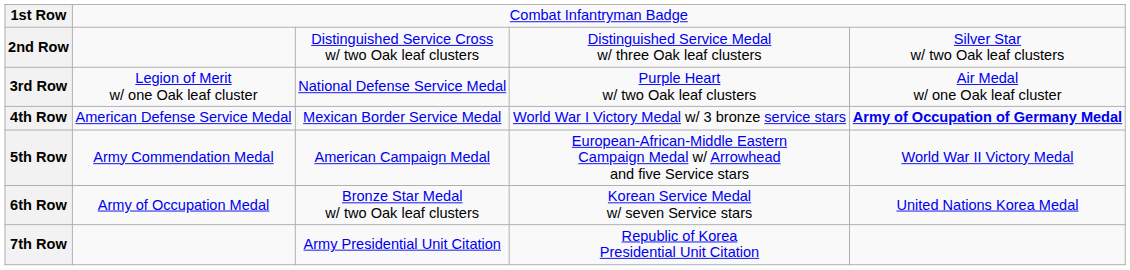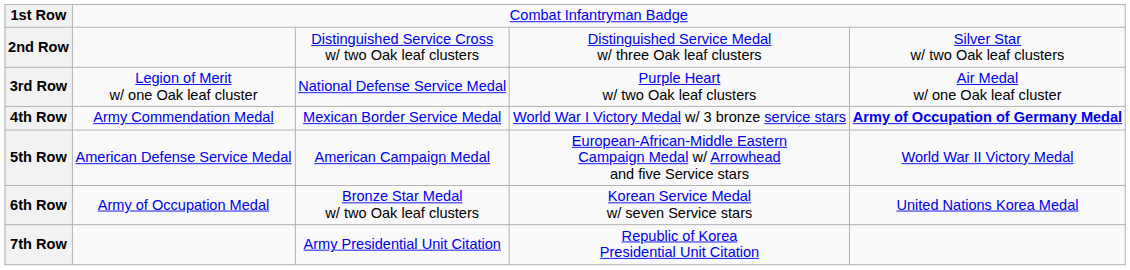(183, 118) American Defense Service Medal -> (183, 118) Army Commendation Medal
(183, 157) Army Commendation Medal -> (183, 157) American Defense Service Medal
